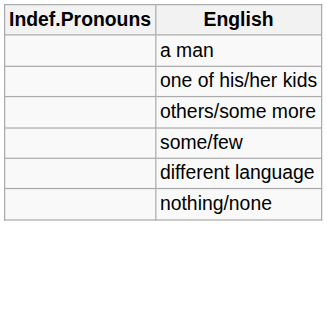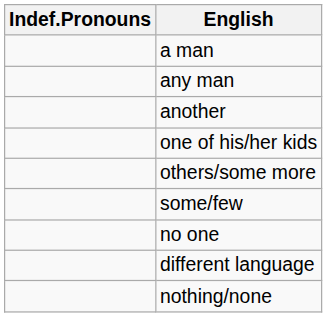+ row: (197, 81)
+ row: (193, 111)
+ row: (190, 234)
